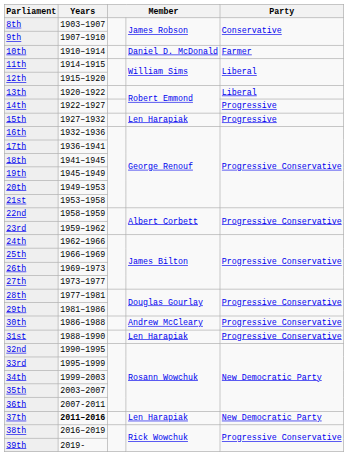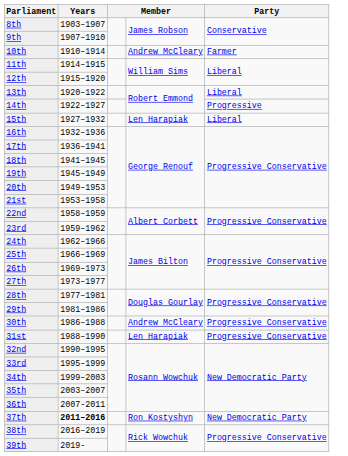(173, 52) Daniel D. McDonald -> (165, 52) Andrew McCleary
(249, 120) Progressive -> (224, 120) Liberal
(158, 418) Len Harapiak -> (160, 418) Ron Kostyshyn
